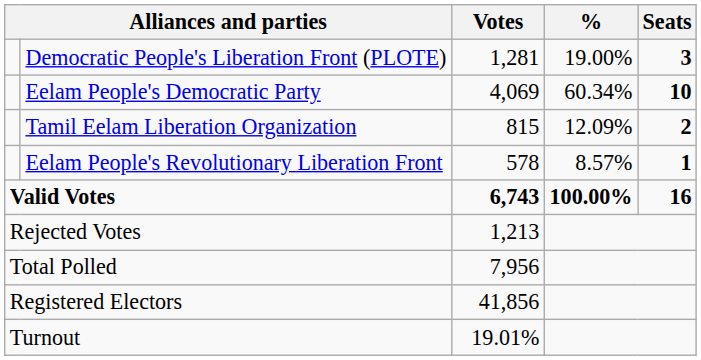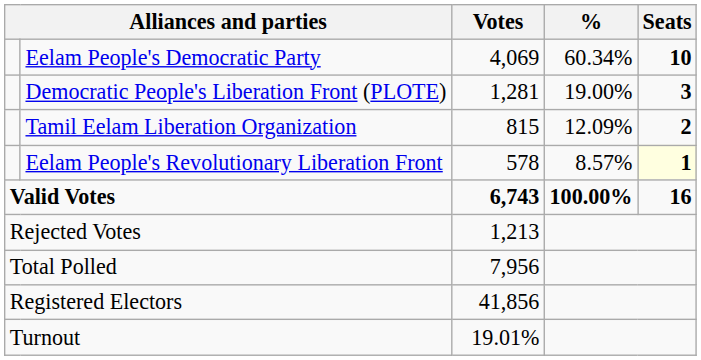rows swapped: (173, 92) <-> (236, 57)
(686, 162) no background -> (686, 162) lightyellow background
